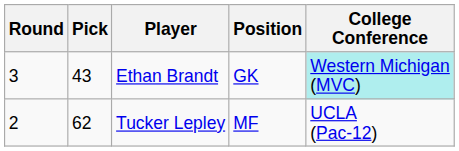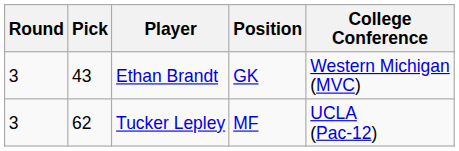(380, 76) paleturquoise background -> (380, 76) no background
(13, 123) 2 -> (13, 123) 3
